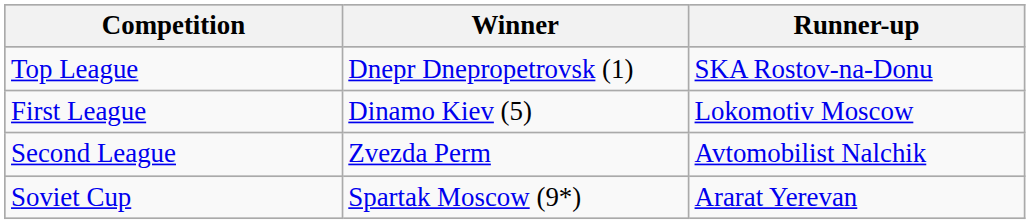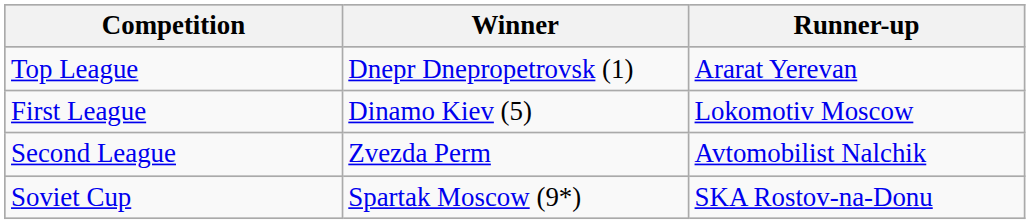(814, 68) SKA Rostov-na-Donu -> (776, 68) Ararat Yerevan
(776, 196) Ararat Yerevan -> (814, 196) SKA Rostov-na-Donu
